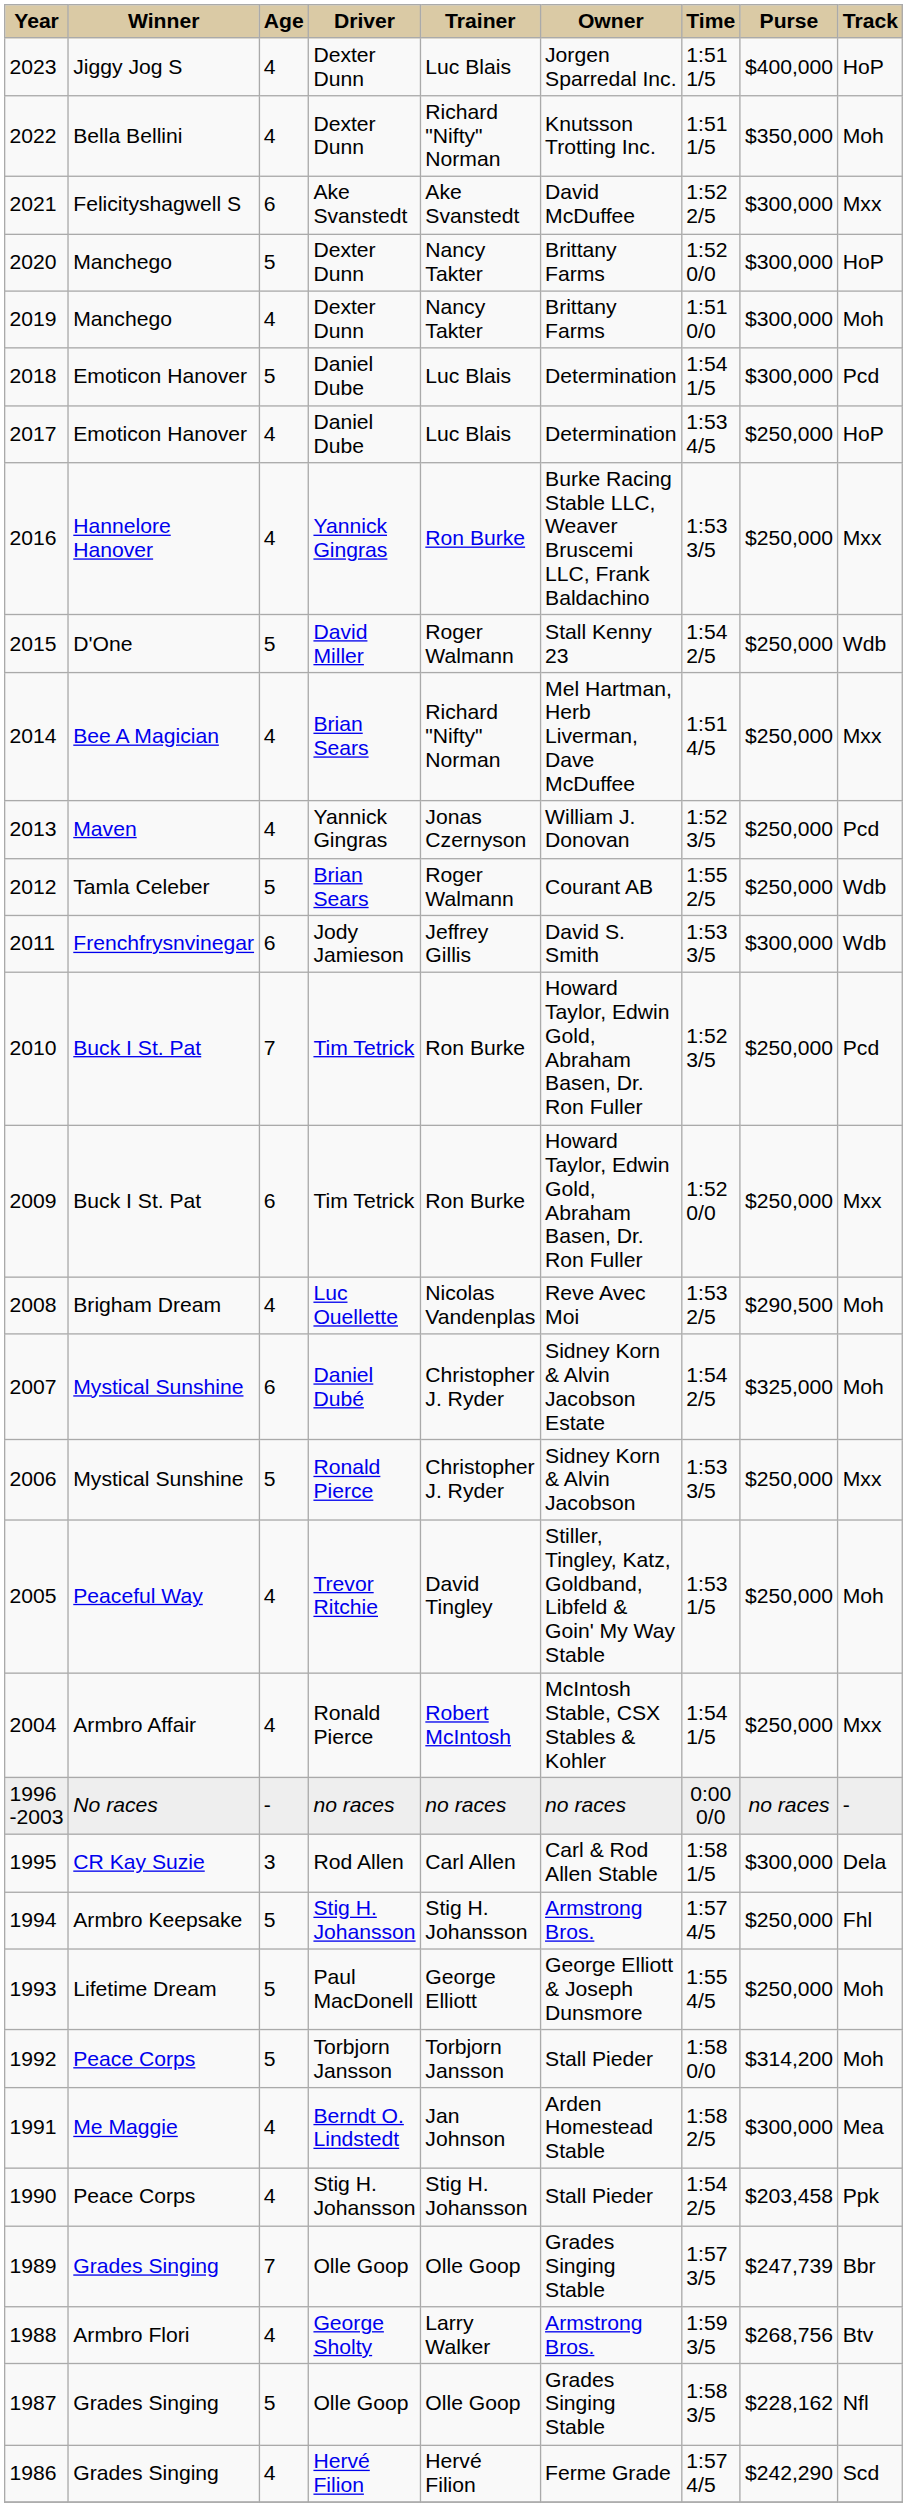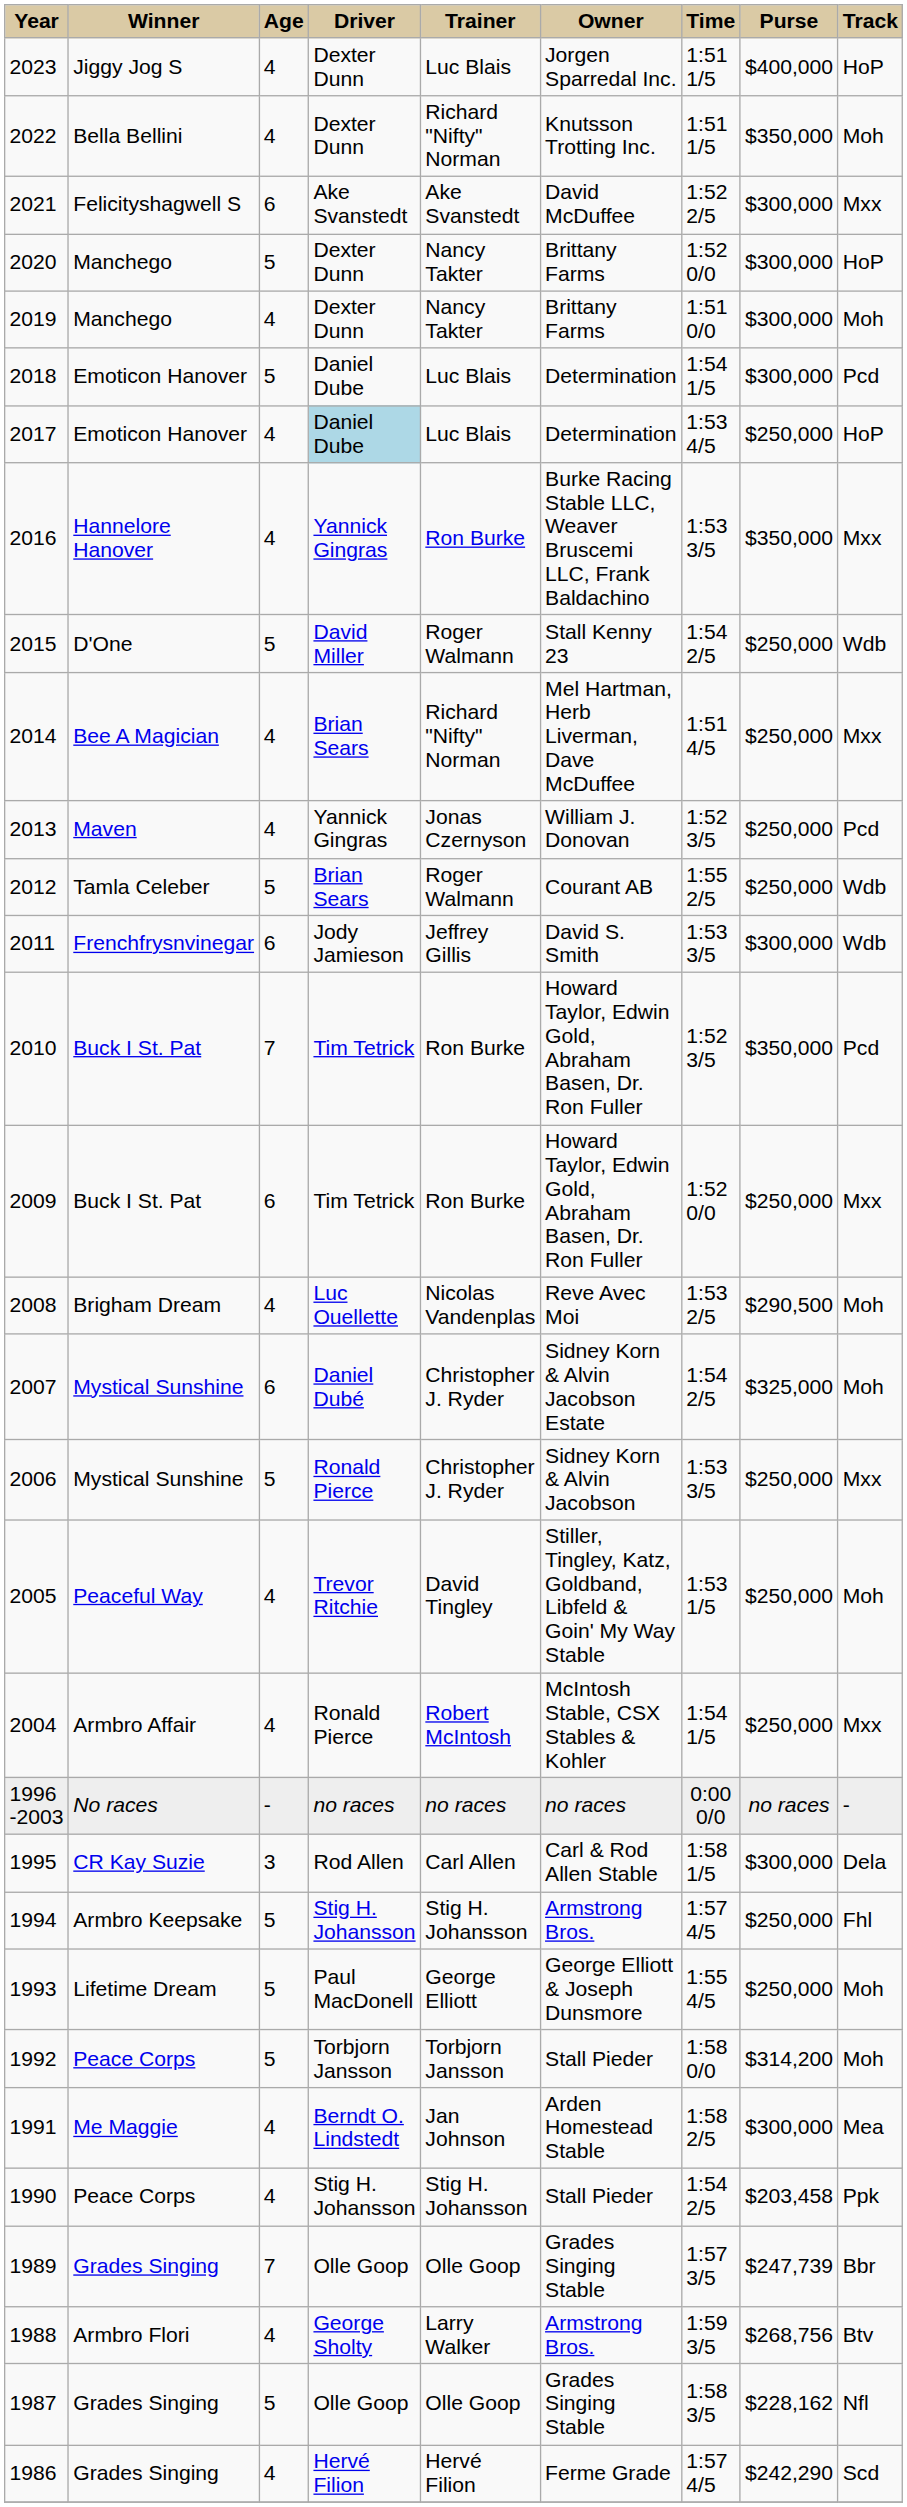(343, 433) no background -> (343, 433) lightblue background
(789, 538) $250,000 -> (789, 538) $350,000
(789, 1048) $250,000 -> (789, 1048) $350,000
